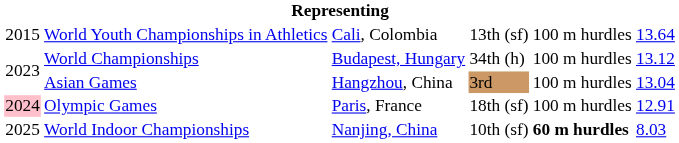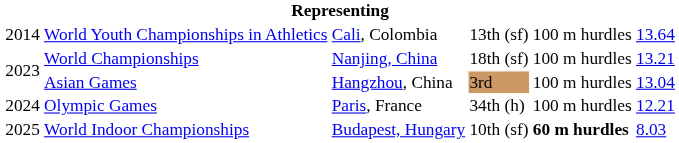(23, 34) 2015 -> (23, 34) 2014
(398, 58) Budapest, Hungary -> (385, 58) Nanjing, China
(497, 58) 34th (h) -> (499, 58) 18th (sf)
(655, 58) 13.12 -> (655, 58) 13.21
(23, 105) pink background -> (23, 105) no background
(499, 105) 18th (sf) -> (497, 105) 34th (h)
(655, 105) 12.91 -> (655, 105) 12.21
(385, 129) Nanjing, China -> (398, 129) Budapest, Hungary
